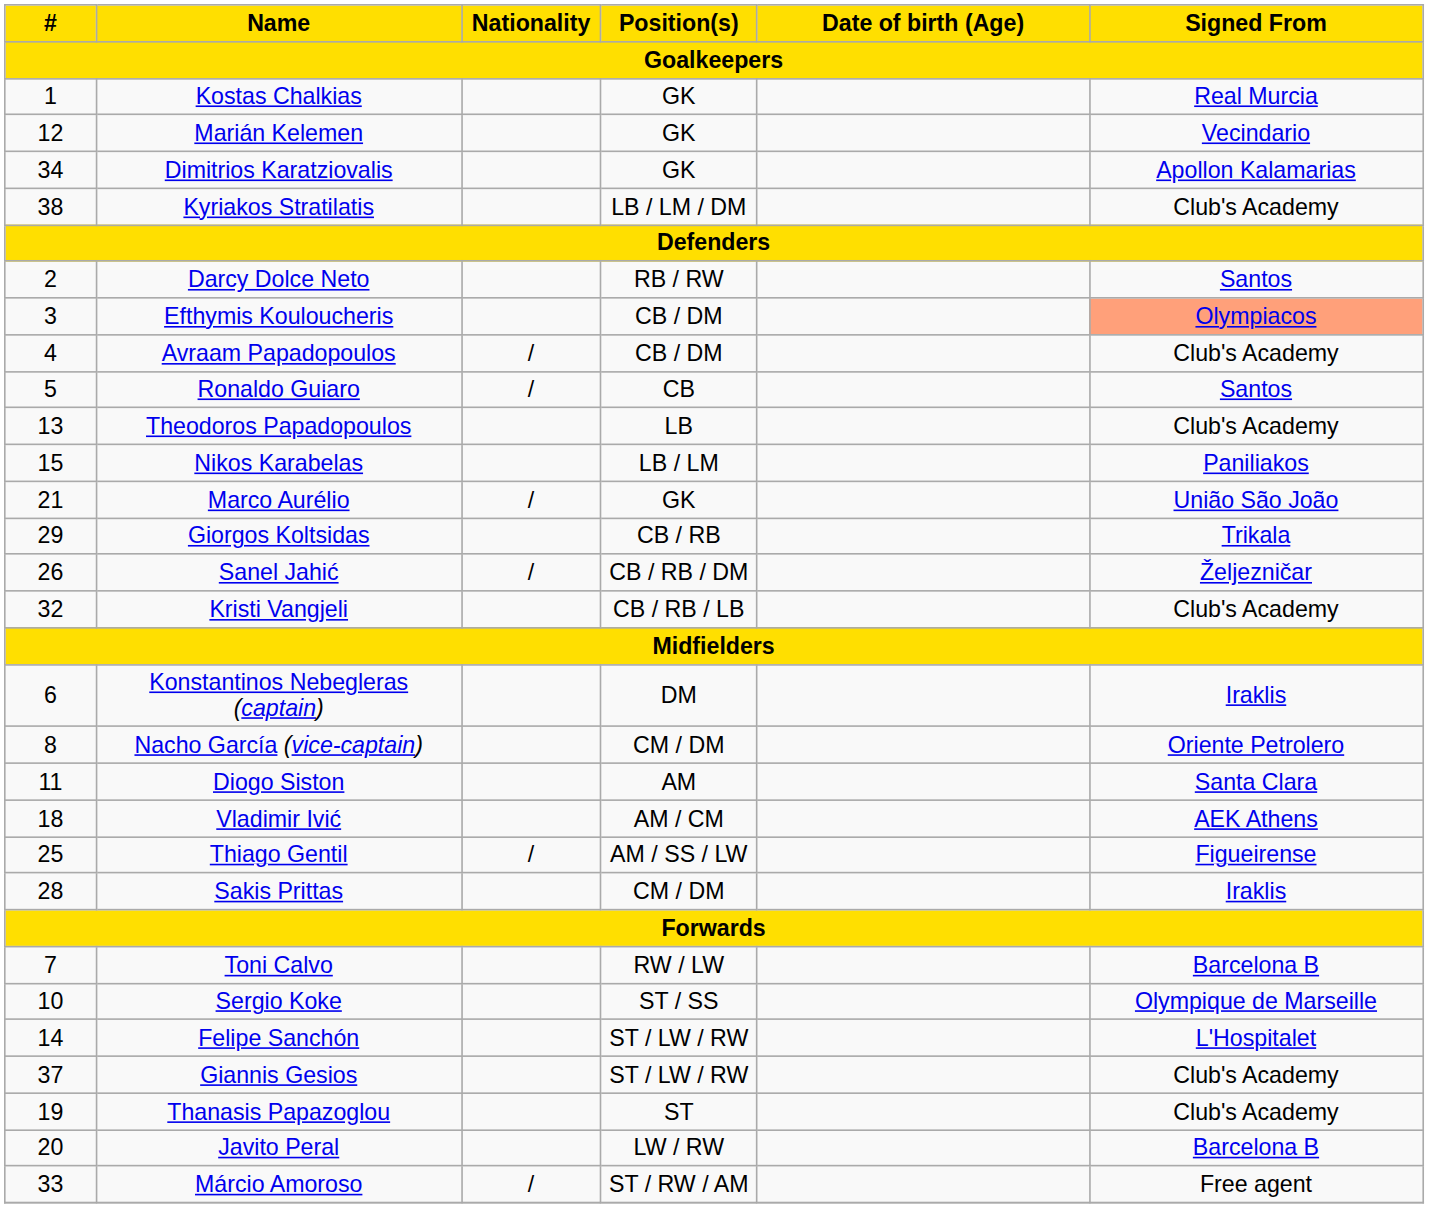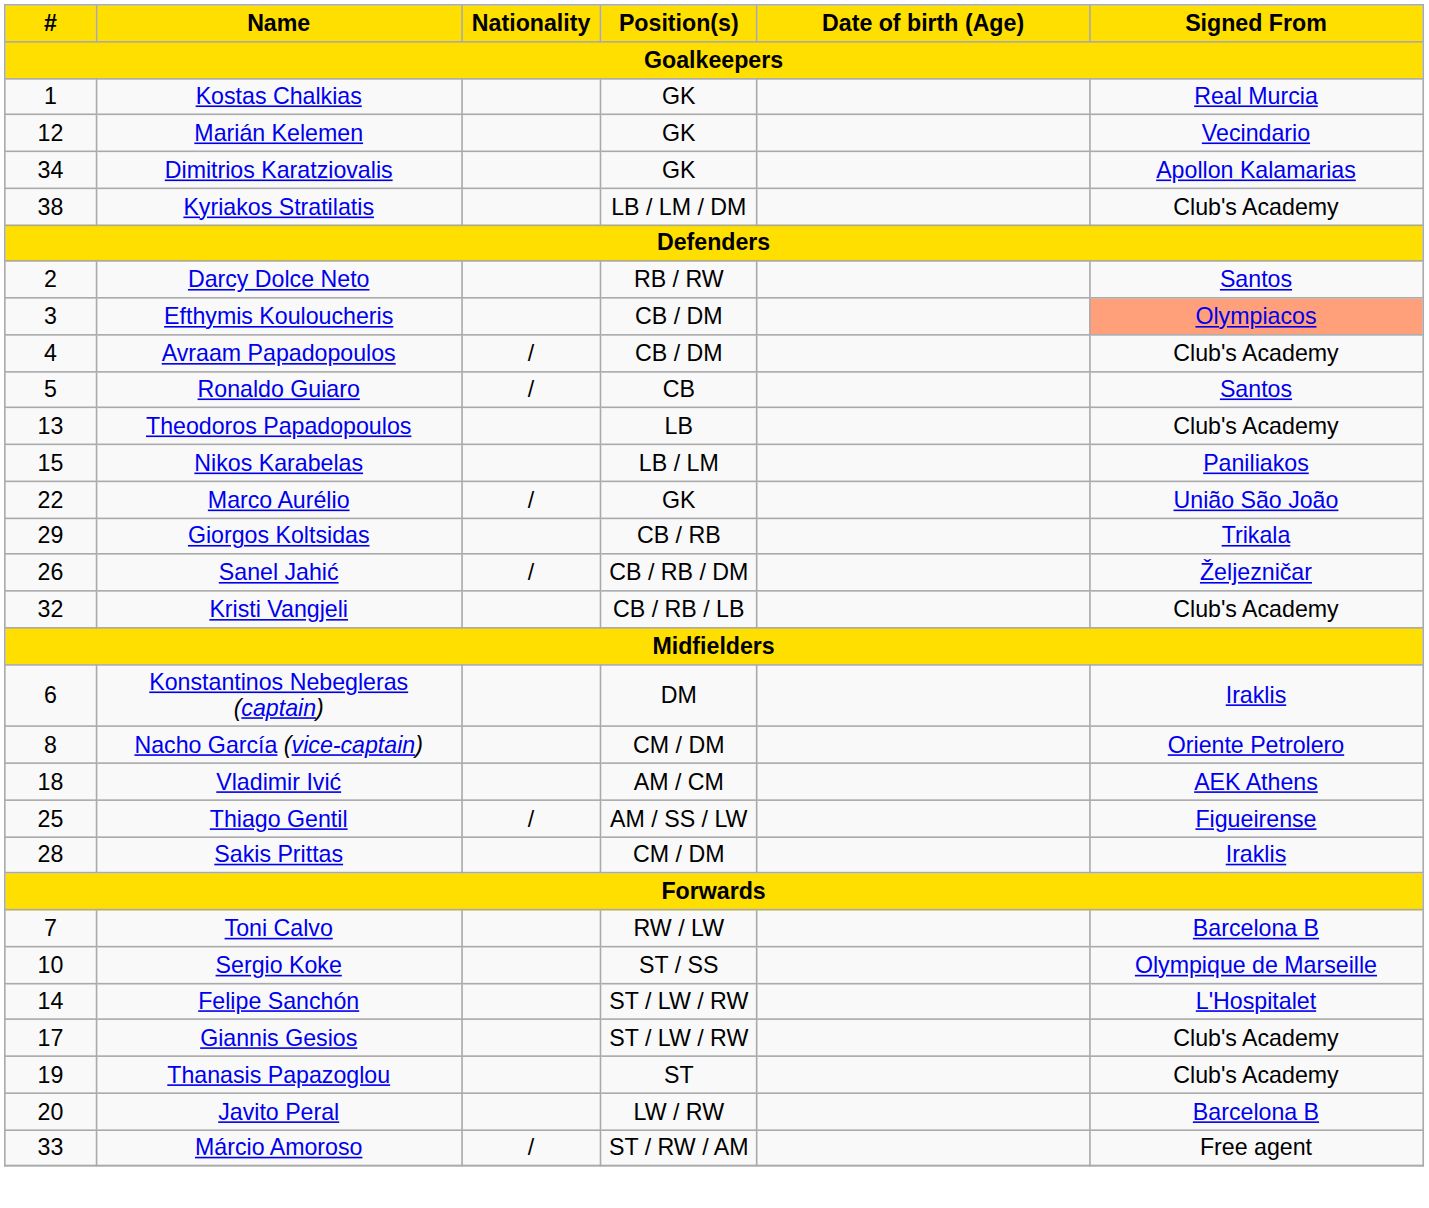(50, 500) 21 -> (50, 500) 22
- row: (279, 782)
(50, 1075) 37 -> (50, 1038) 17
